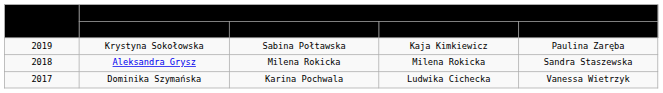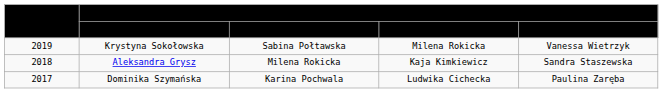(449, 46) Kaja Kimkiewicz -> (449, 46) Milena Rokicka
(588, 46) Paulina Zaręba -> (588, 46) Vanessa Wietrzyk
(449, 62) Milena Rokicka -> (449, 62) Kaja Kimkiewicz
(588, 79) Vanessa Wietrzyk -> (588, 79) Paulina Zaręba
